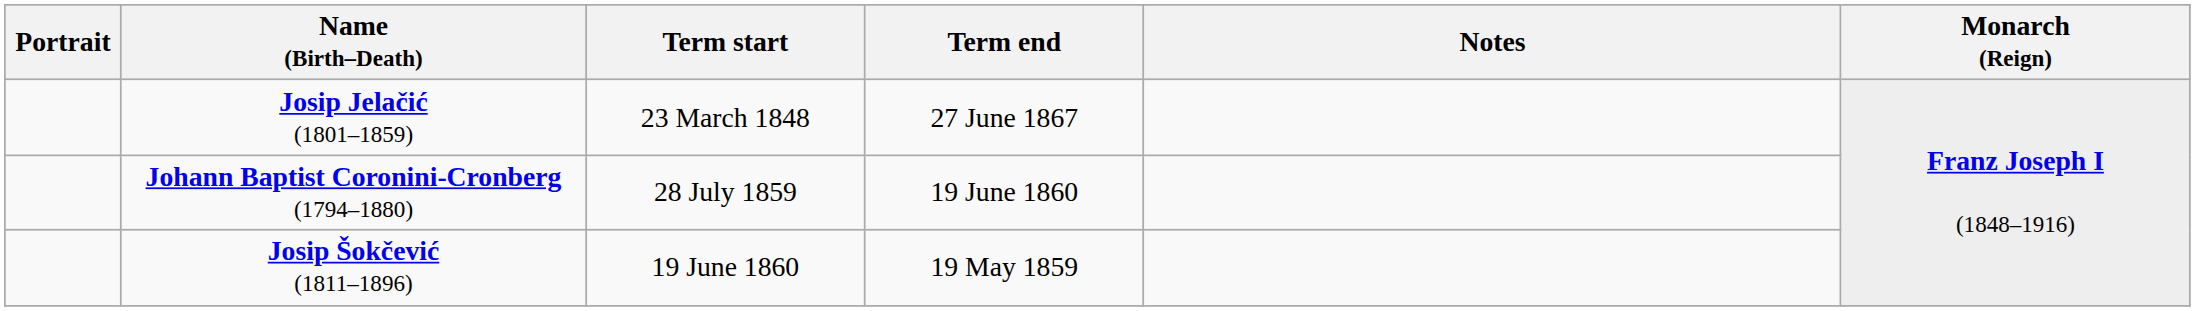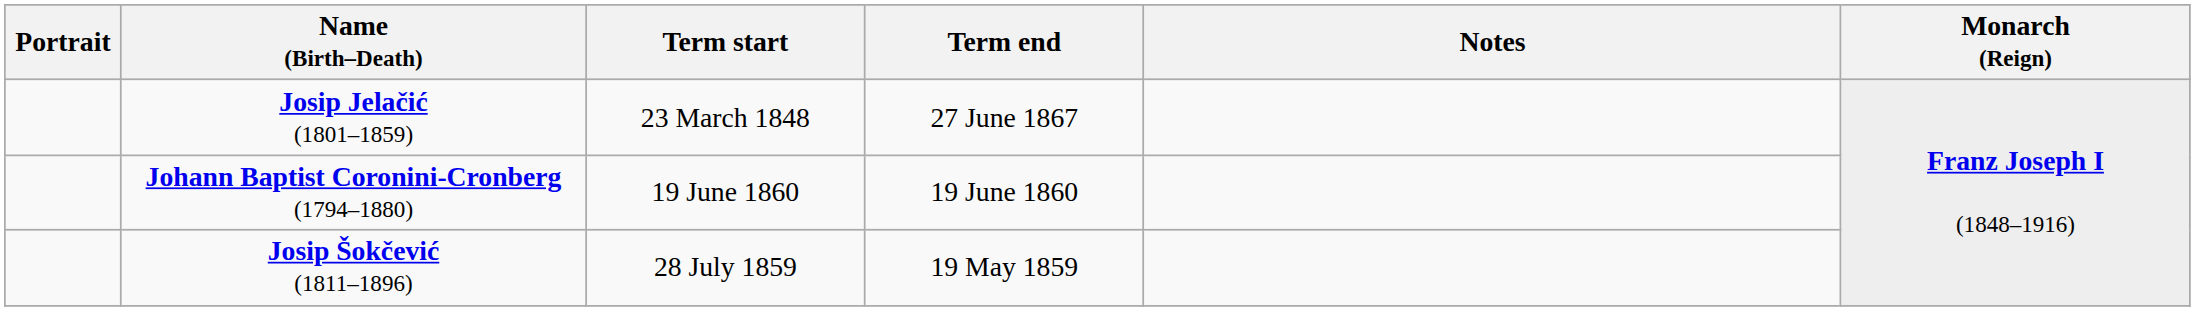(725, 192) 28 July 1859 -> (725, 192) 19 June 1860
(725, 267) 19 June 1860 -> (725, 267) 28 July 1859
